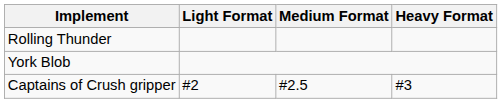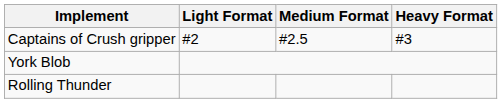rows swapped: (92, 86) <-> (60, 39)
